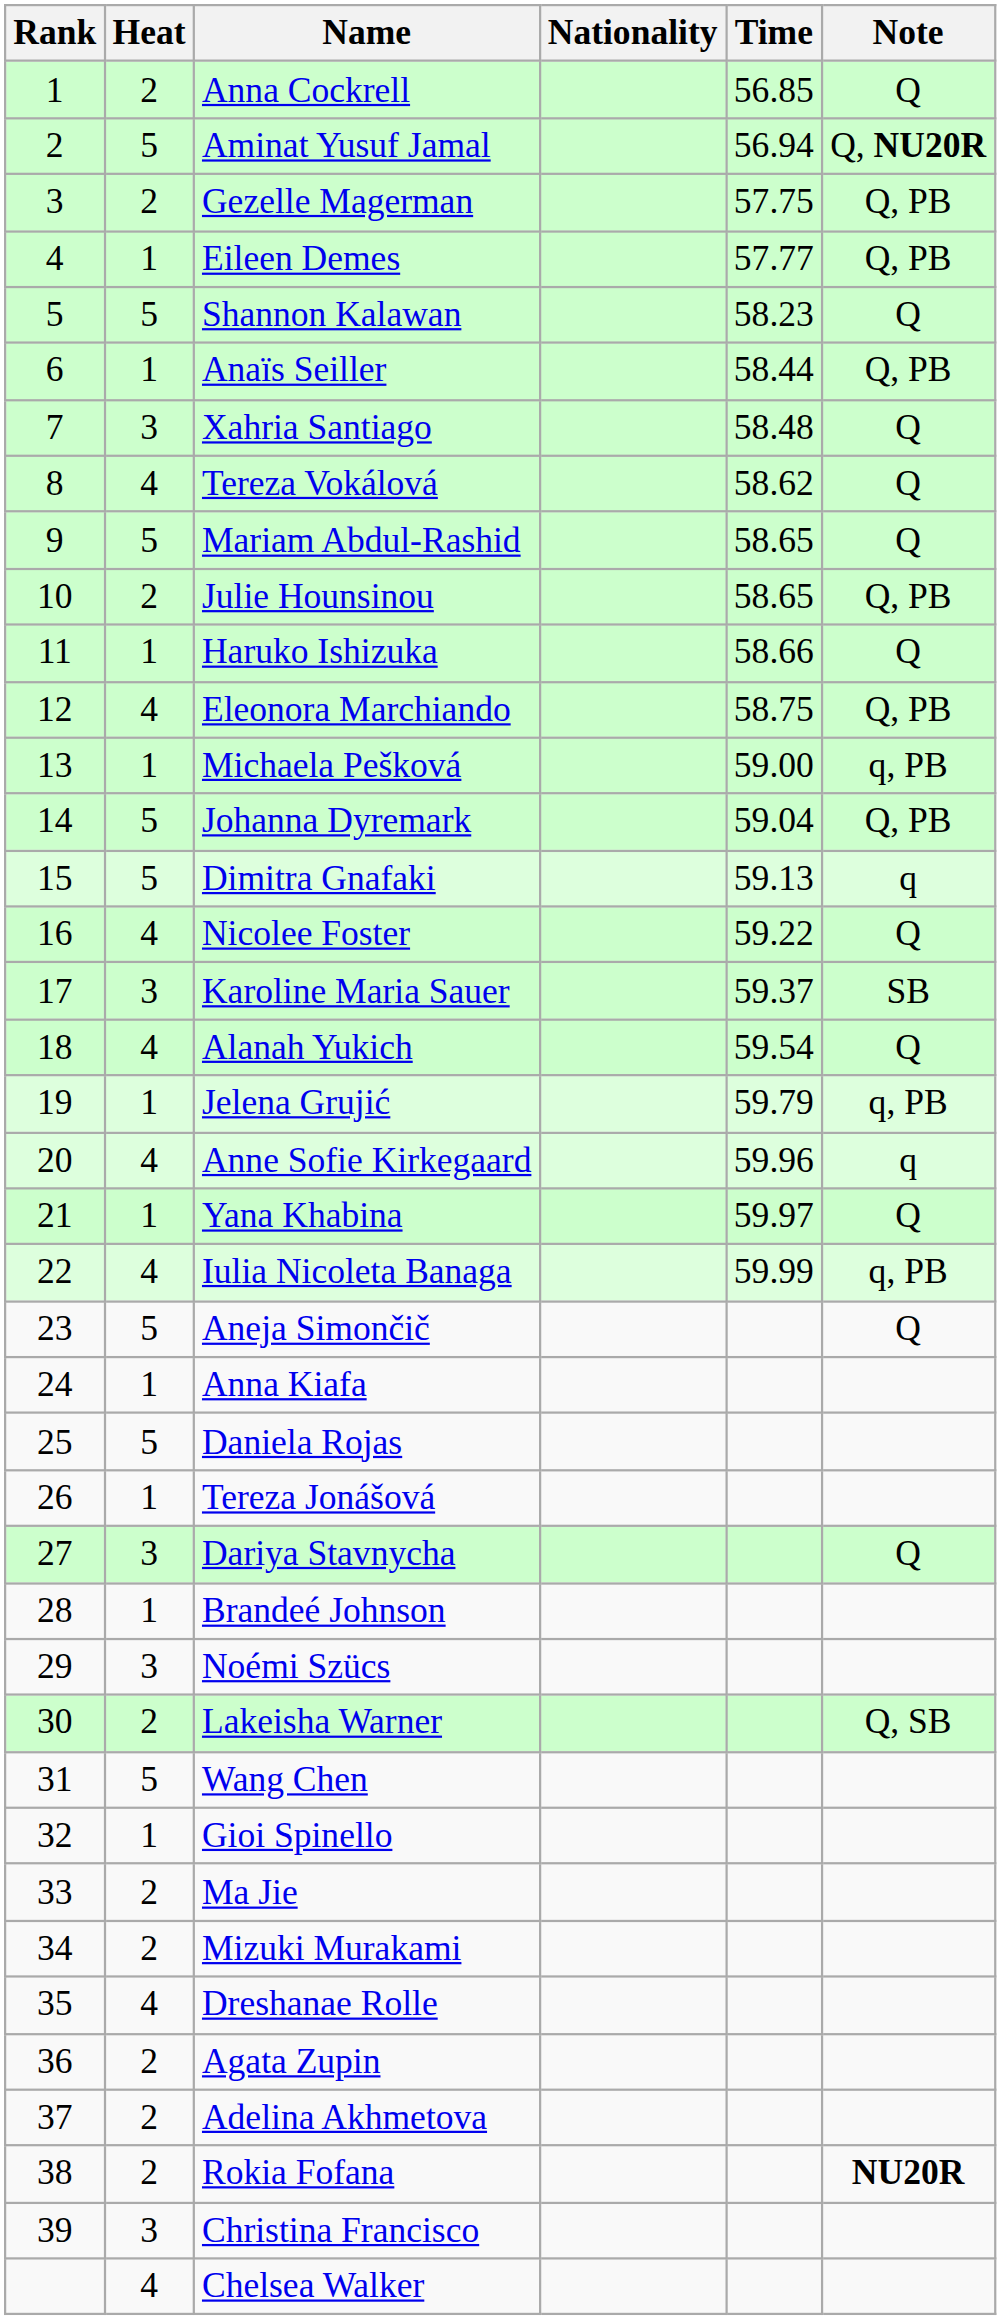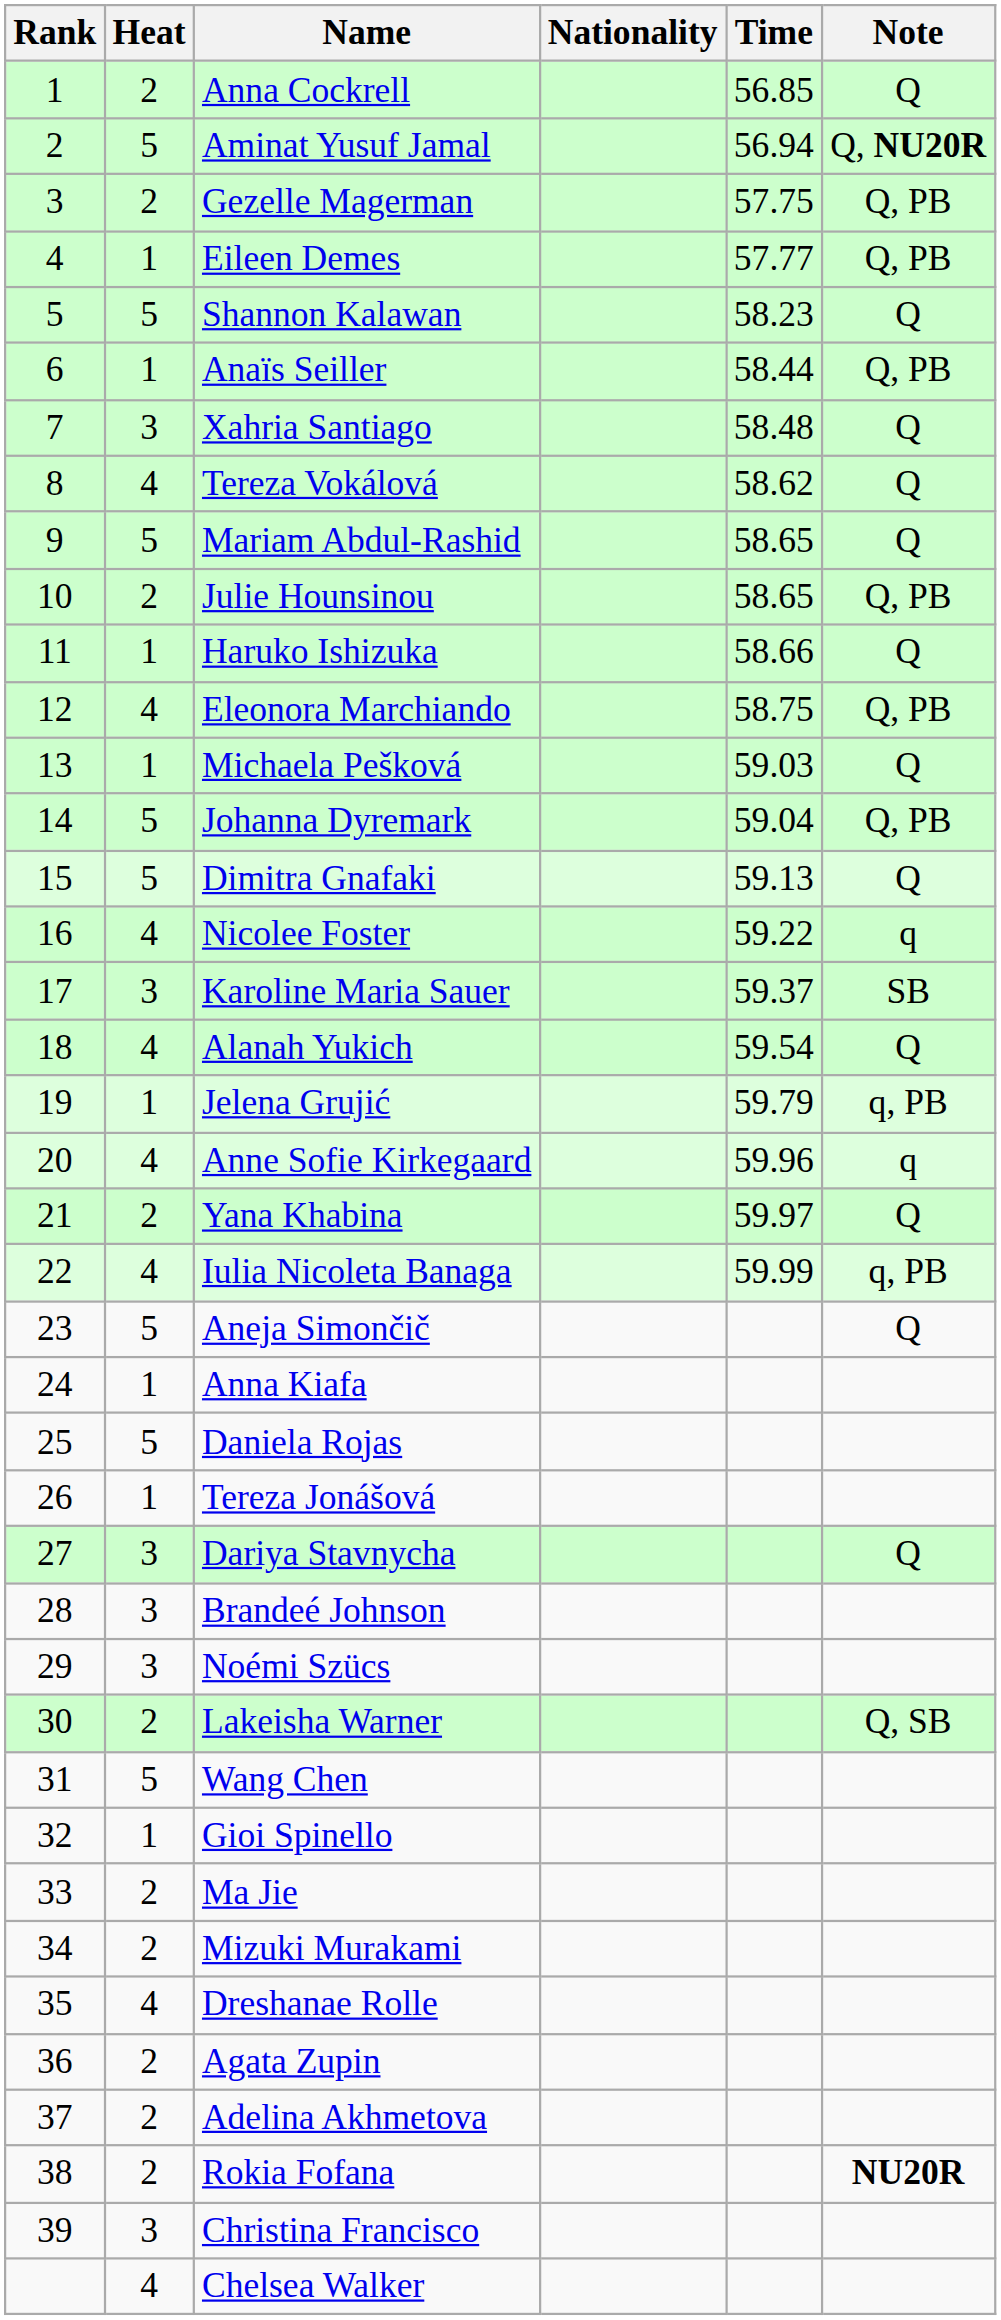(774, 764) 59.00 -> (774, 764) 59.03
(908, 764) q, PB -> (908, 764) Q
(908, 877) q -> (908, 877) Q
(908, 933) Q -> (908, 933) q
(149, 1215) 1 -> (149, 1215) 2
(149, 1609) 1 -> (149, 1609) 3
